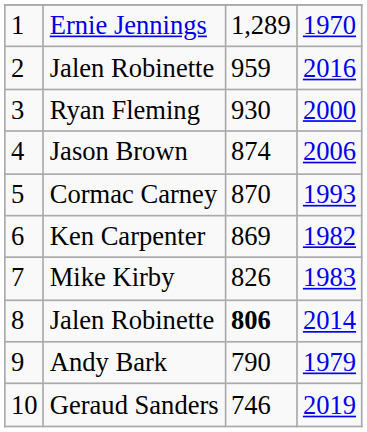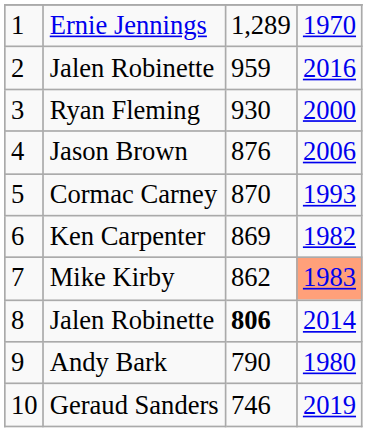(251, 151) 874 -> (251, 151) 876
(251, 278) 826 -> (251, 278) 862
(329, 278) no background -> (329, 278) lightsalmon background
(329, 362) 1979 -> (329, 362) 1980
